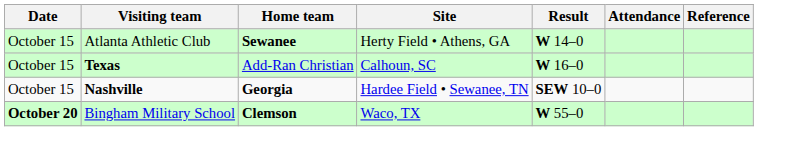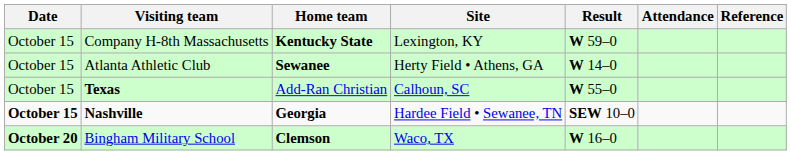+ row: (177, 41)
(559, 65) W 16–0 -> (593, 89) W 55–0
(41, 89) normal -> (43, 114) bold
(559, 114) W 55–0 -> (593, 138) W 16–0
